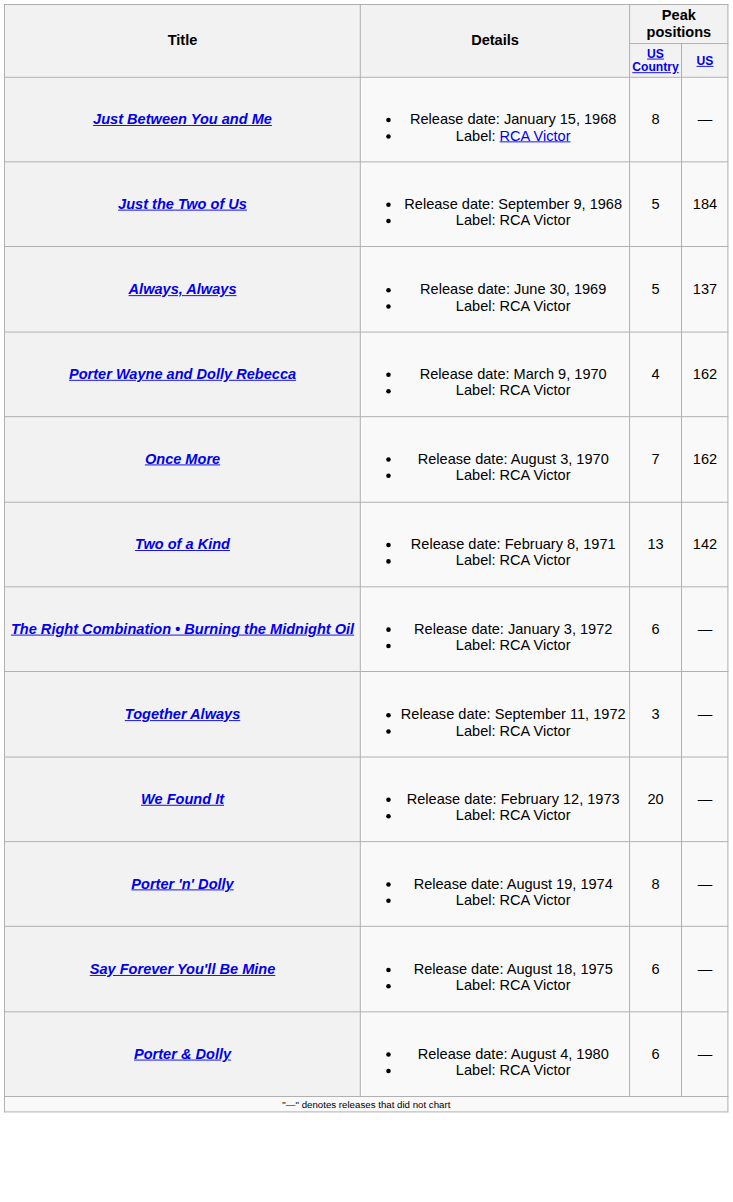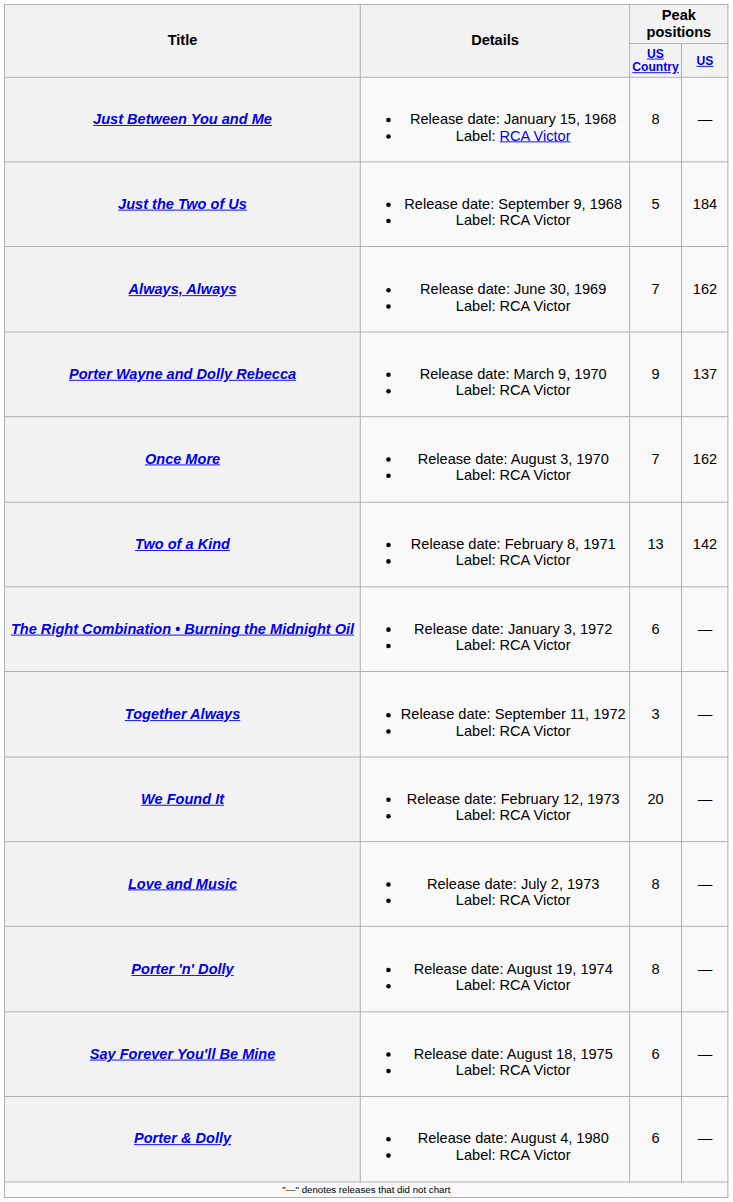(656, 289) 5 -> (656, 289) 7
(705, 289) 137 -> (705, 289) 162
(656, 374) 4 -> (656, 374) 9
(705, 374) 162 -> (705, 374) 137
+ row: (183, 884)
